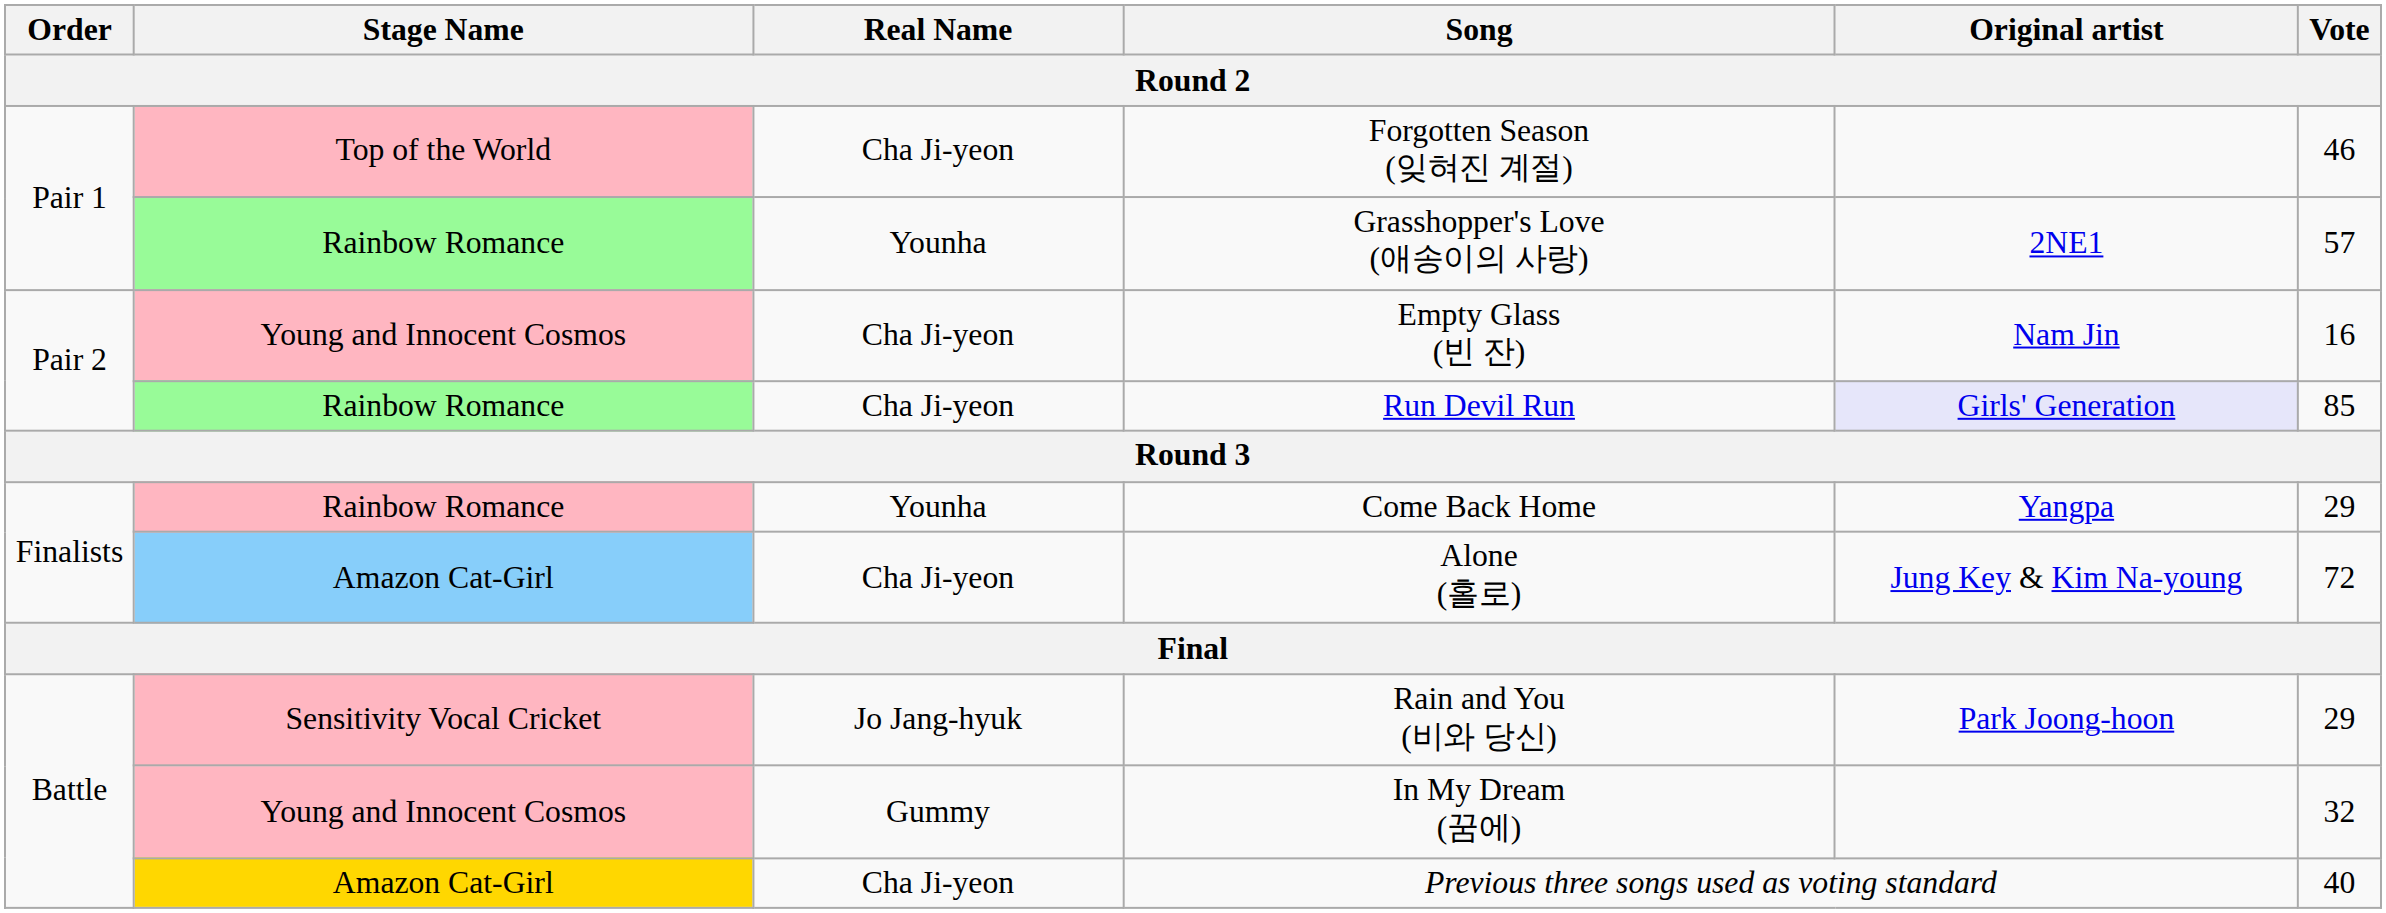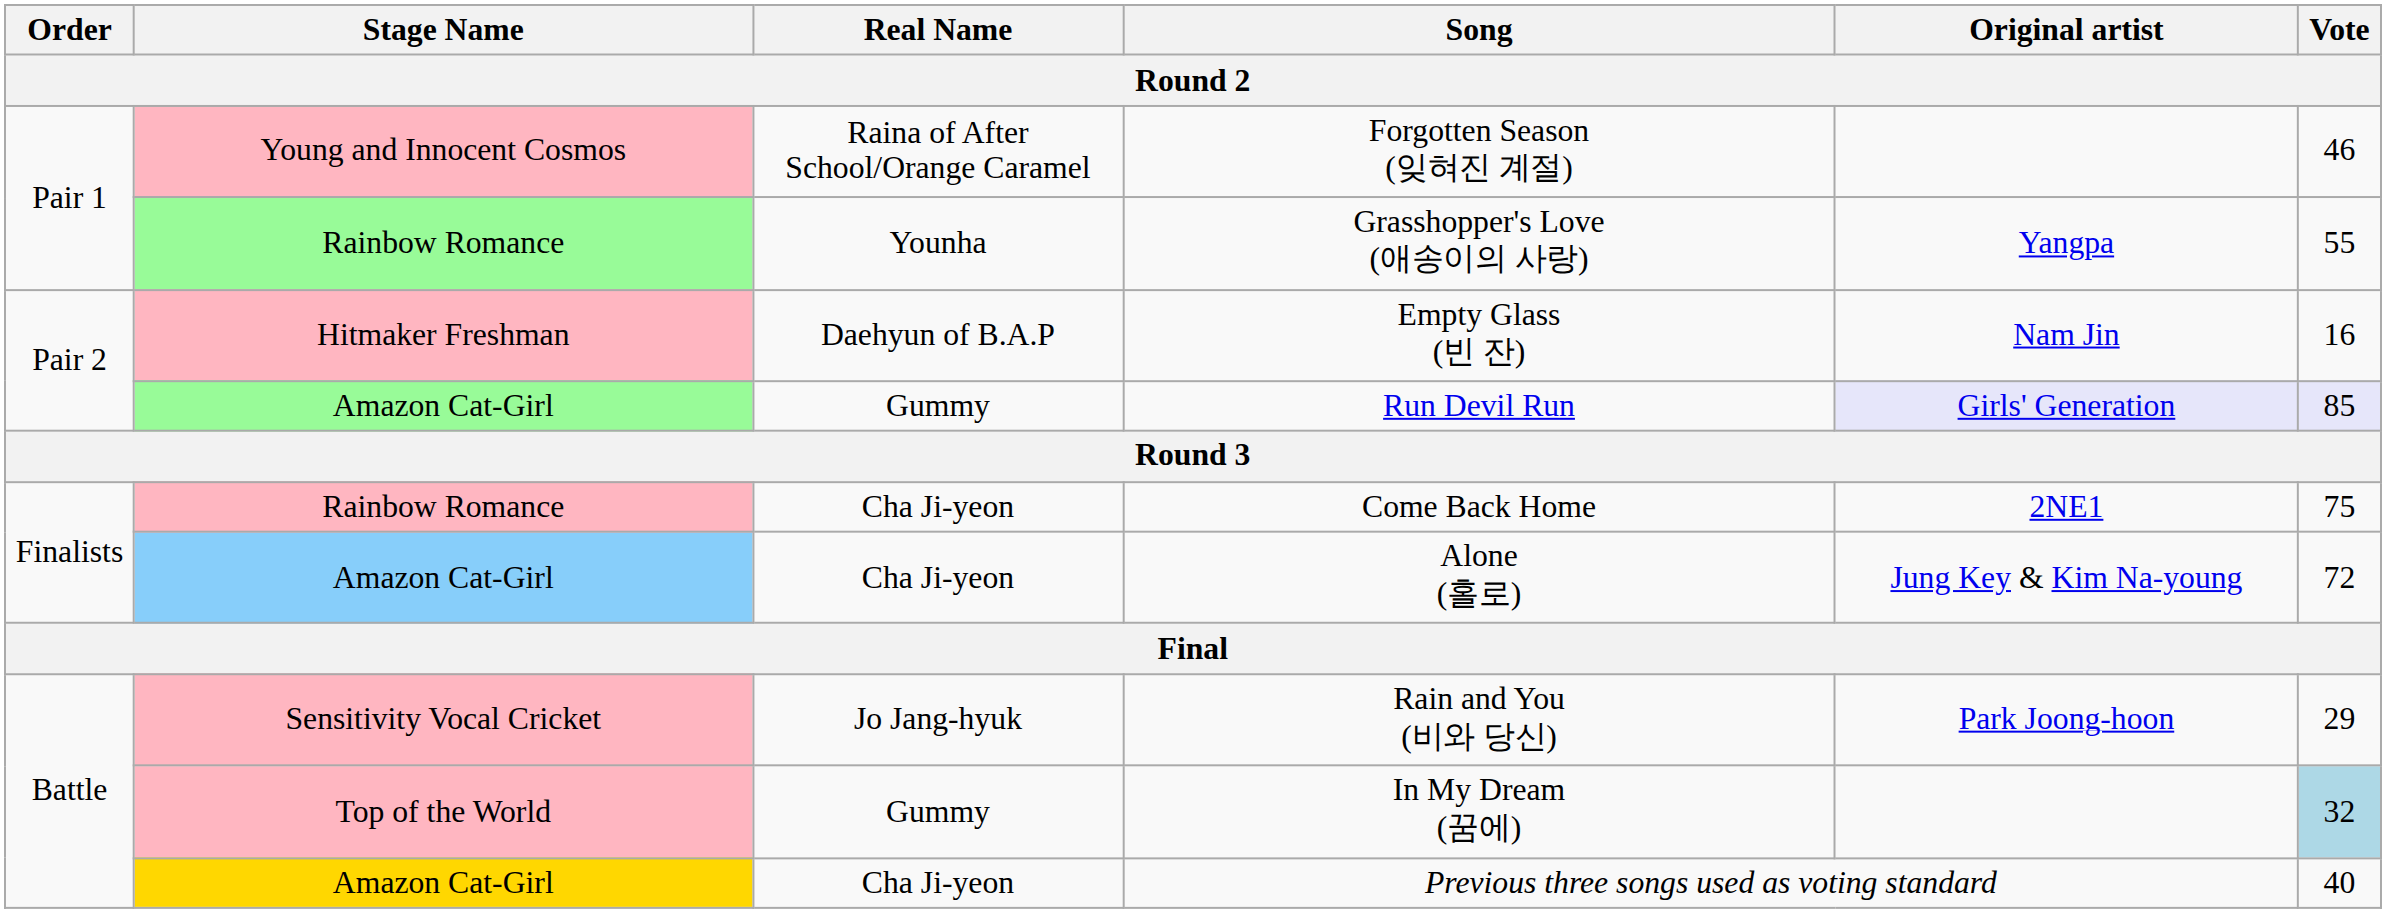(443, 150) Top of the World -> (443, 150) Young and Innocent Cosmos
(938, 150) Cha Ji-yeon -> (938, 150) Raina of After School/Orange Caramel
(2066, 242) 2NE1 -> (2066, 242) Yangpa
(2339, 242) 57 -> (2339, 242) 55
(443, 334) Young and Innocent Cosmos -> (443, 334) Hitmaker Freshman
(938, 334) Cha Ji-yeon -> (938, 334) Daehyun of B.A.P
(443, 405) Rainbow Romance -> (443, 405) Amazon Cat-Girl
(938, 405) Cha Ji-yeon -> (938, 405) Gummy
(2339, 405) no background -> (2339, 405) lavender background
(938, 506) Younha -> (938, 506) Cha Ji-yeon
(2066, 506) Yangpa -> (2066, 506) 2NE1
(2339, 506) 29 -> (2339, 506) 75
(443, 810) Young and Innocent Cosmos -> (443, 810) Top of the World
(2339, 810) no background -> (2339, 810) lightblue background
